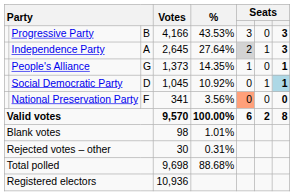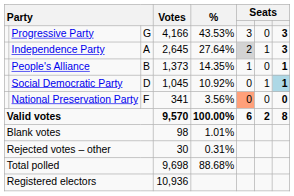(146, 34) B -> (147, 34) G
(147, 67) G -> (146, 67) B
